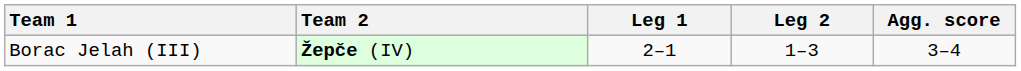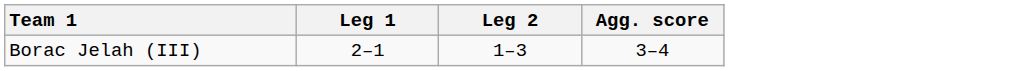- column: (335, 20)
